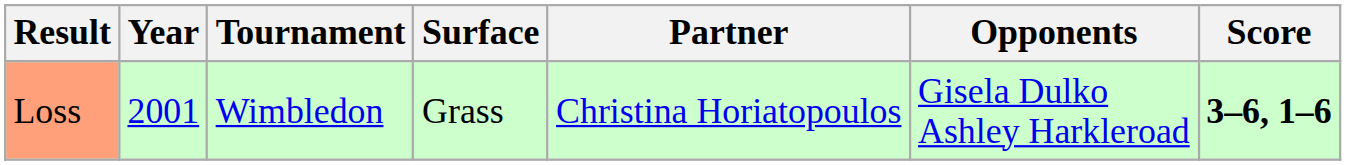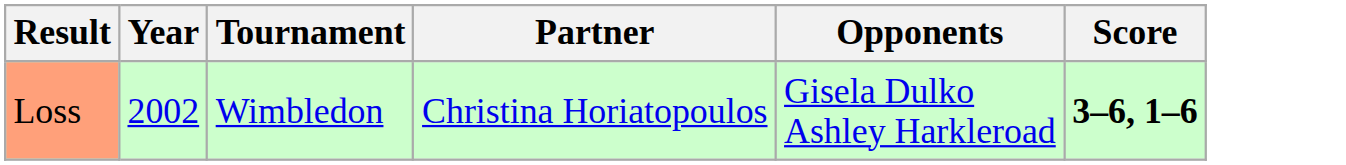- column: (481, 32)
(163, 109) 2001 -> (163, 109) 2002
